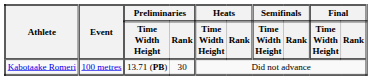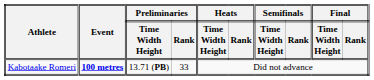(101, 67) normal -> (102, 67) bold
(182, 67) 30 -> (184, 67) 33
